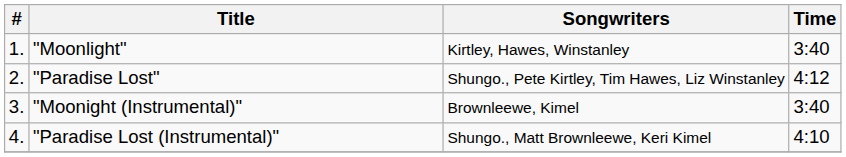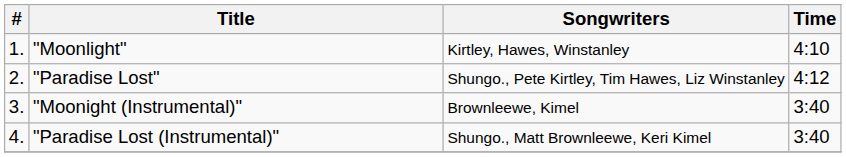(811, 48) 3:40 -> (811, 48) 4:10
(811, 136) 4:10 -> (811, 136) 3:40
